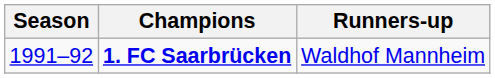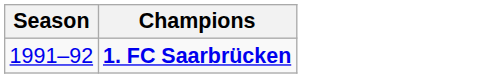- column: (393, 21)
